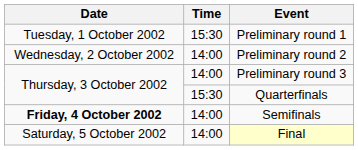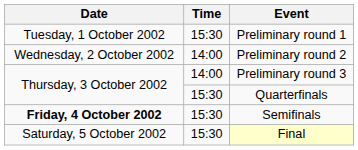(207, 114) 14:00 -> (207, 114) 15:30
(207, 134) 14:00 -> (207, 134) 15:30
